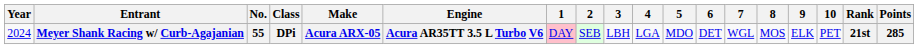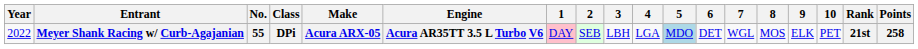(19, 33) 2024 -> (19, 33) 2022
(679, 33) no background -> (679, 33) lightblue background
(895, 33) 285 -> (895, 33) 258
